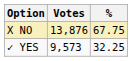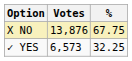(66, 47) 9,573 -> (66, 47) 6,573
